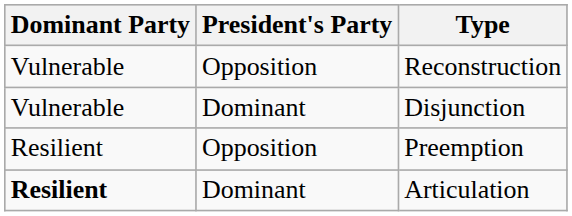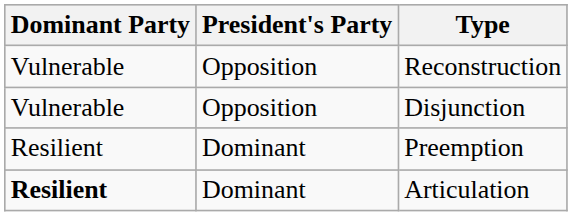(254, 107) Dominant -> (260, 107) Opposition
(260, 148) Opposition -> (254, 148) Dominant
